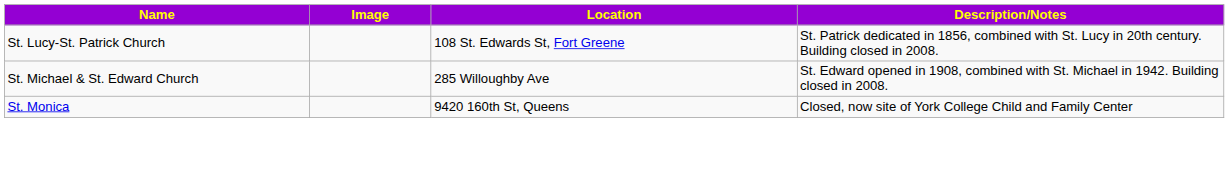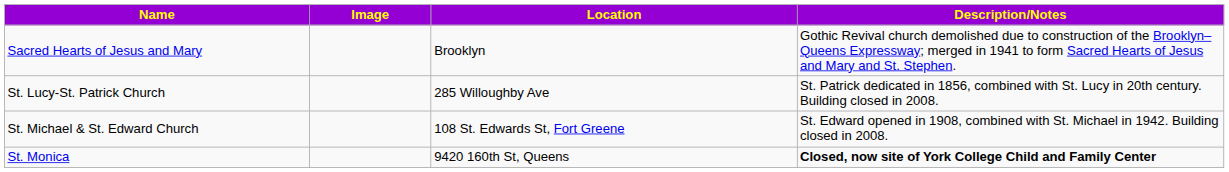+ row: (105, 50)
(529, 43) 108 St. Edwards St, Fort Greene -> (492, 93) 285 Willoughby Ave
(492, 78) 285 Willoughby Ave -> (529, 128) 108 St. Edwards St, Fort Greene
(966, 106) normal -> (978, 157) bold
